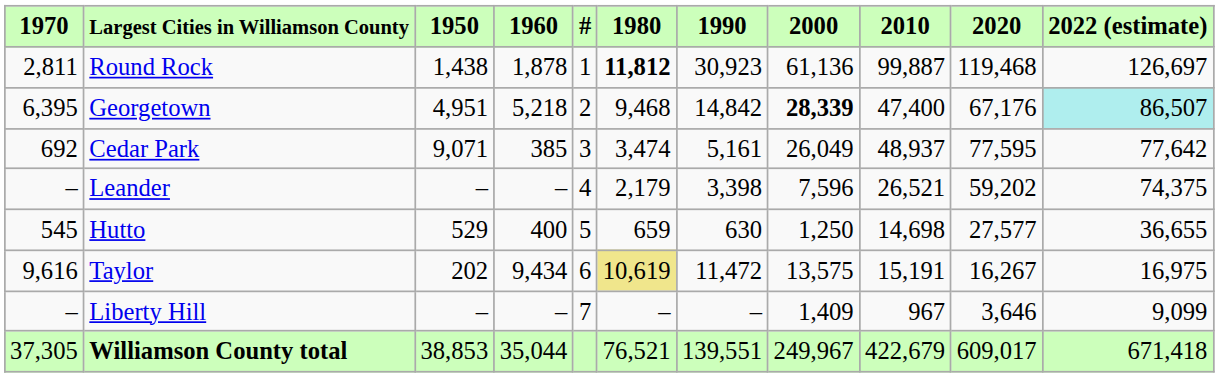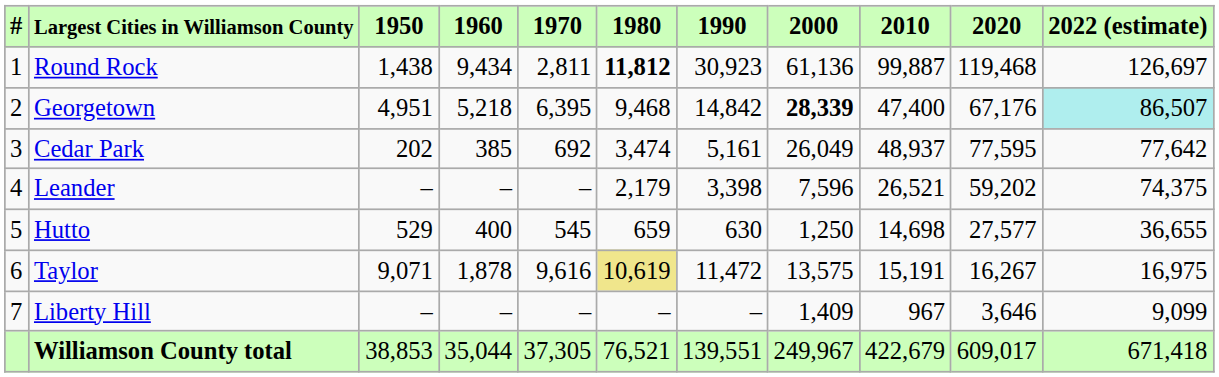columns swapped: (585, 26) <-> (44, 26)
(540, 67) 1,878 -> (484, 67) 9,434
(460, 148) 9,071 -> (414, 148) 202
(470, 270) 202 -> (405, 270) 9,071
(540, 270) 9,434 -> (484, 270) 1,878
